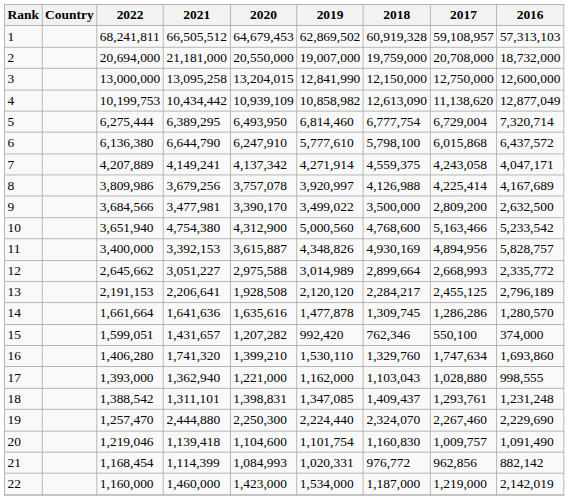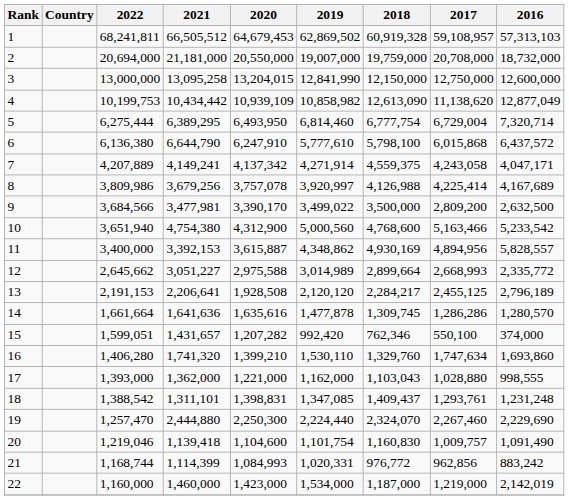(327, 249) 4,348,826 -> (327, 249) 4,348,862
(527, 249) 5,828,757 -> (527, 249) 5,828,557
(193, 377) 1,362,940 -> (193, 377) 1,362,000
(127, 462) 1,168,454 -> (127, 462) 1,168,744
(522, 462) 882,142 -> (522, 462) 883,242
